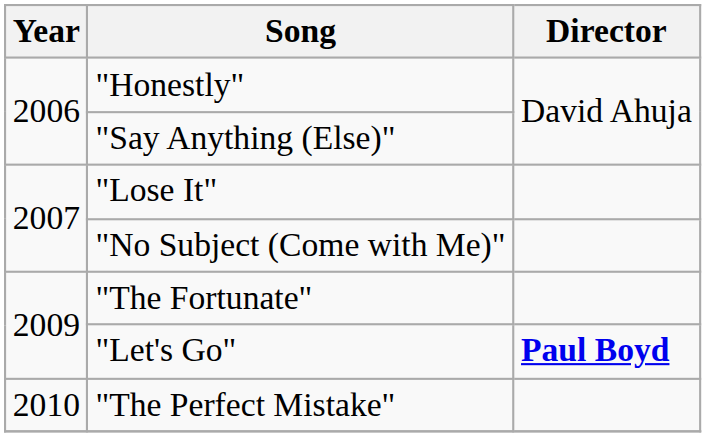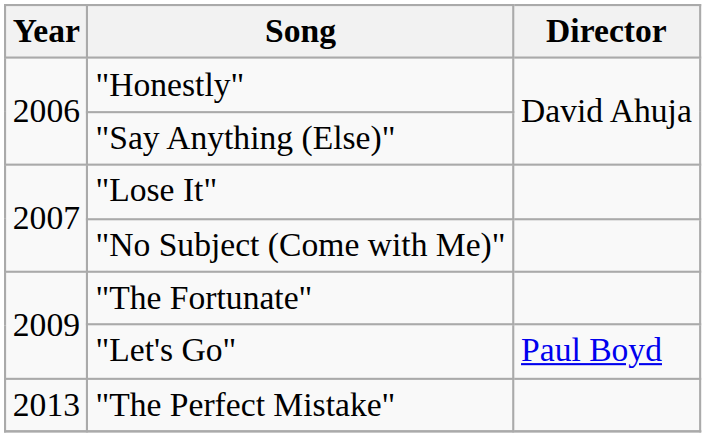(595, 350) bold -> (592, 350) normal
(46, 404) 2010 -> (46, 404) 2013
